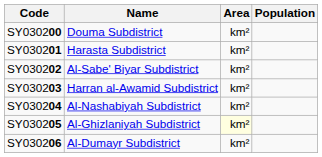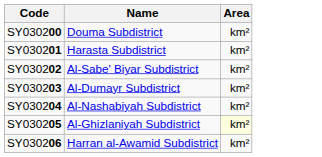- column: (285, 13)
(143, 87) Harran al-Awamid Subdistrict -> (123, 87) Al-Dumayr Subdistrict
(123, 143) Al-Dumayr Subdistrict -> (143, 143) Harran al-Awamid Subdistrict
